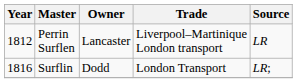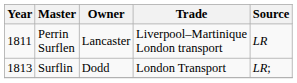(20, 41) 1812 -> (20, 41) 1811
(20, 68) 1816 -> (20, 68) 1813
